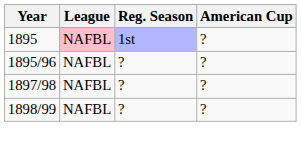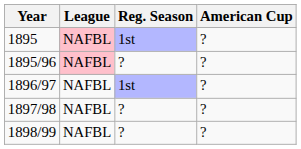(87, 62) no background -> (87, 62) pink background
+ row: (32, 86)
